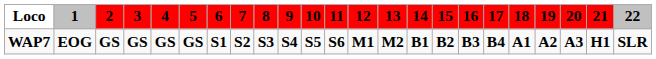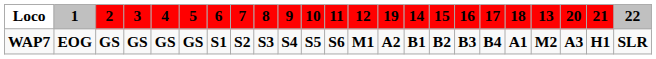columns swapped: (393, 16) <-> (548, 16)
